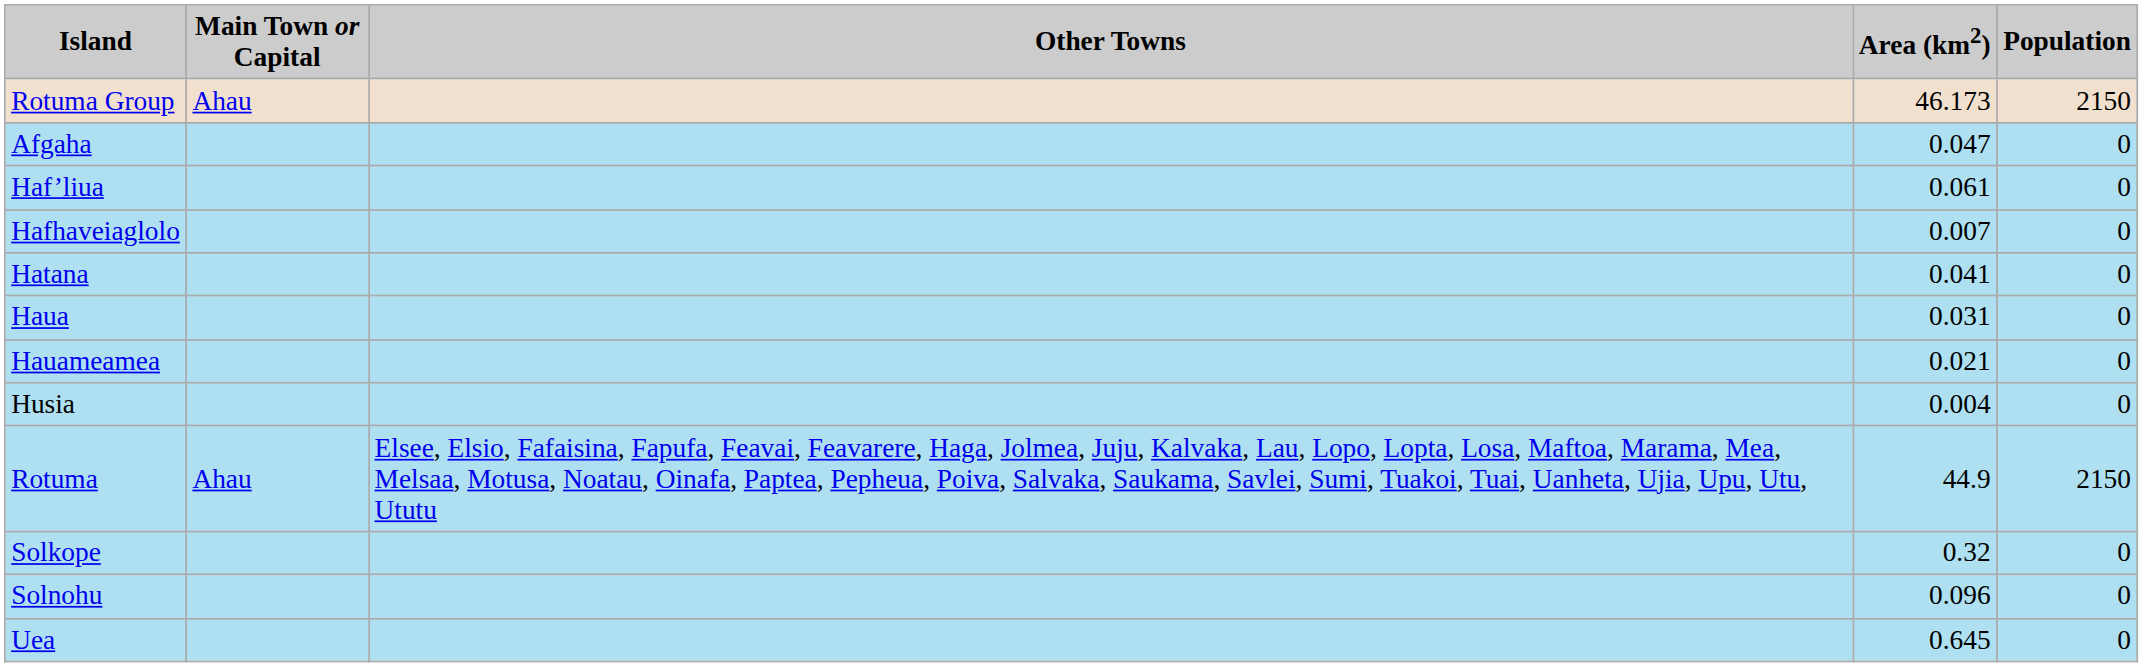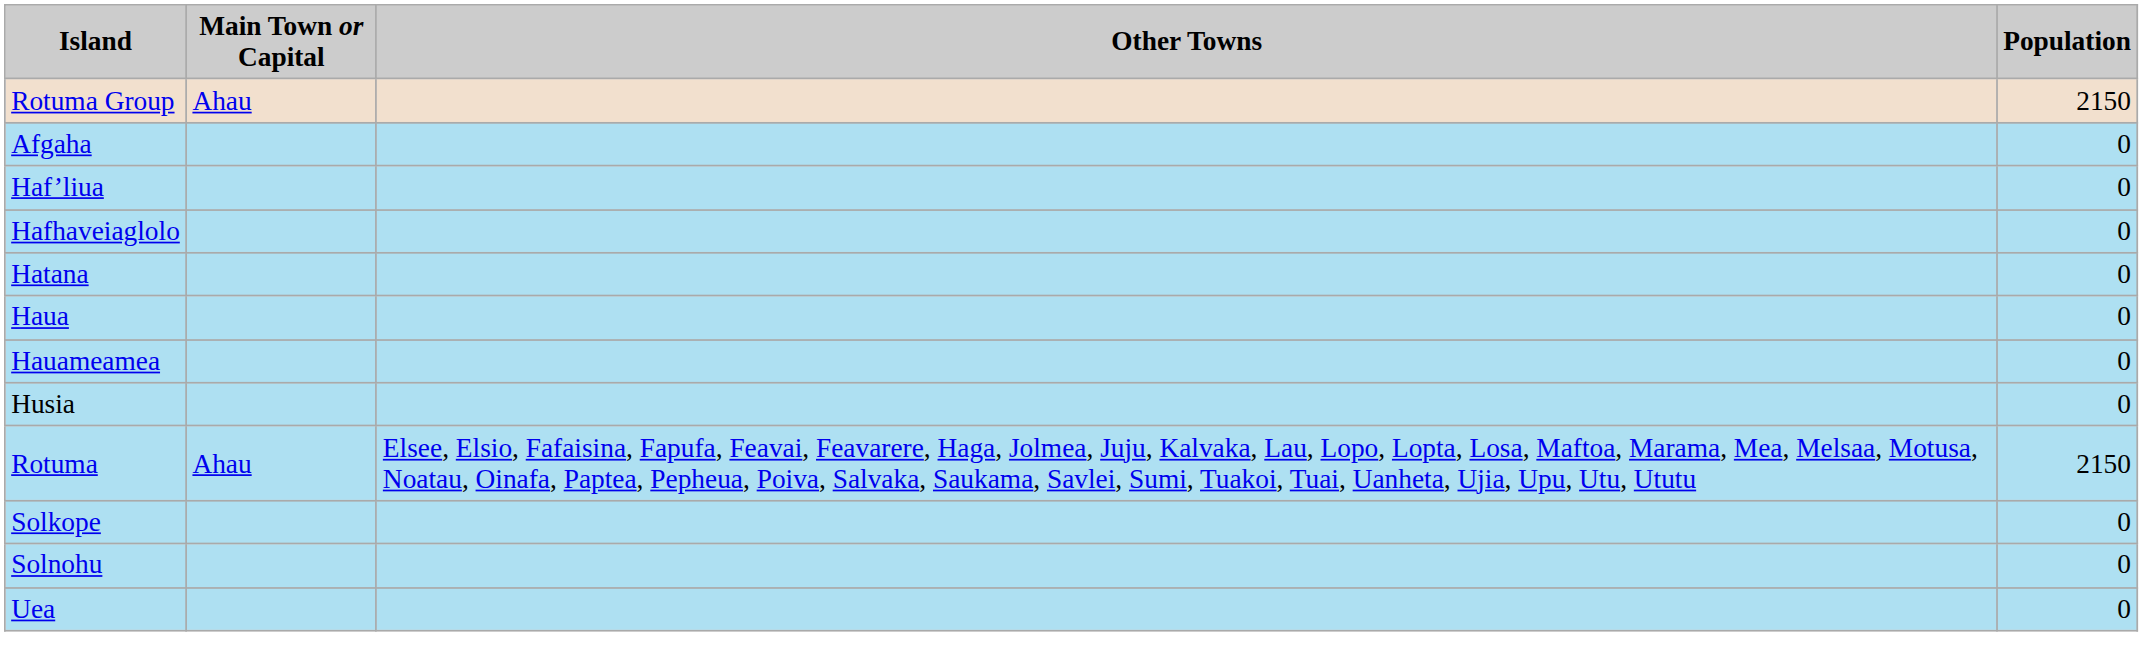- column: (1925, 41)
